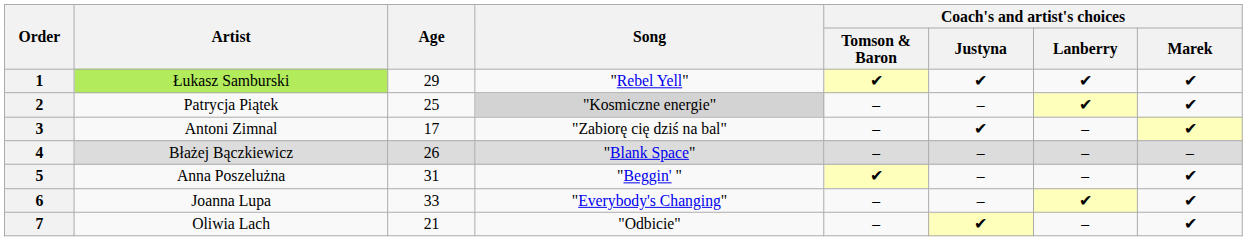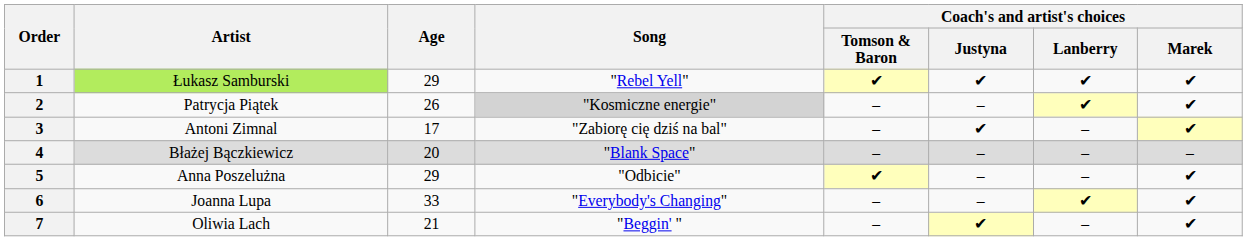(432, 105) 25 -> (432, 105) 26
(432, 153) 26 -> (432, 153) 20
(432, 176) 31 -> (432, 176) 29
(649, 176) "Beggin' " -> (649, 176) "Odbicie"
(649, 224) "Odbicie" -> (649, 224) "Beggin' "
